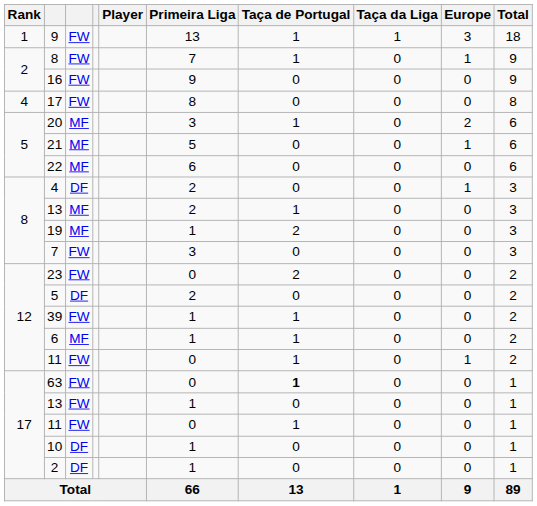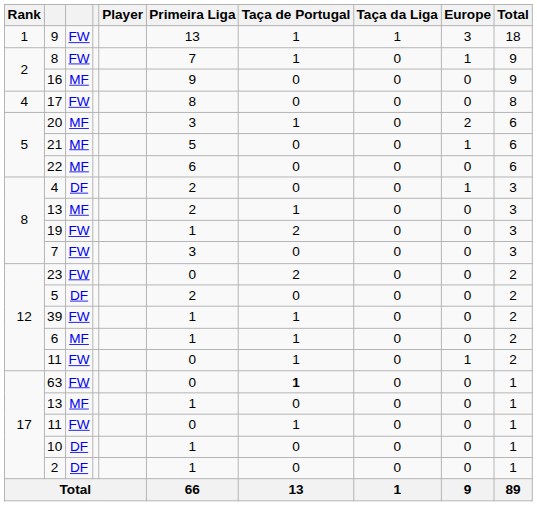(79, 79) FW -> (79, 79) MF
(79, 230) MF -> (79, 230) FW
(79, 403) FW -> (79, 403) MF
